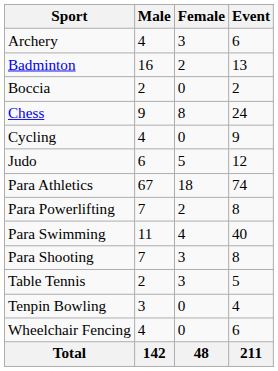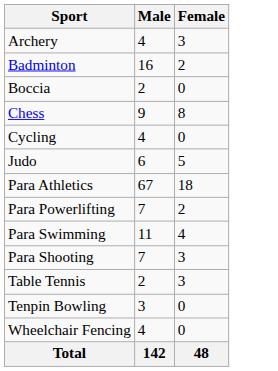- column: (251, 16)
